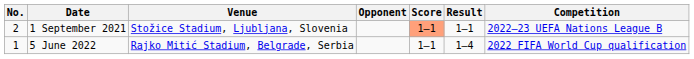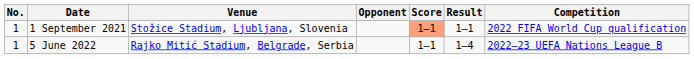(16, 29) 2 -> (16, 29) 1
(575, 29) 2022–23 UEFA Nations League B -> (587, 29) 2022 FIFA World Cup qualification
(587, 45) 2022 FIFA World Cup qualification -> (575, 45) 2022–23 UEFA Nations League B
